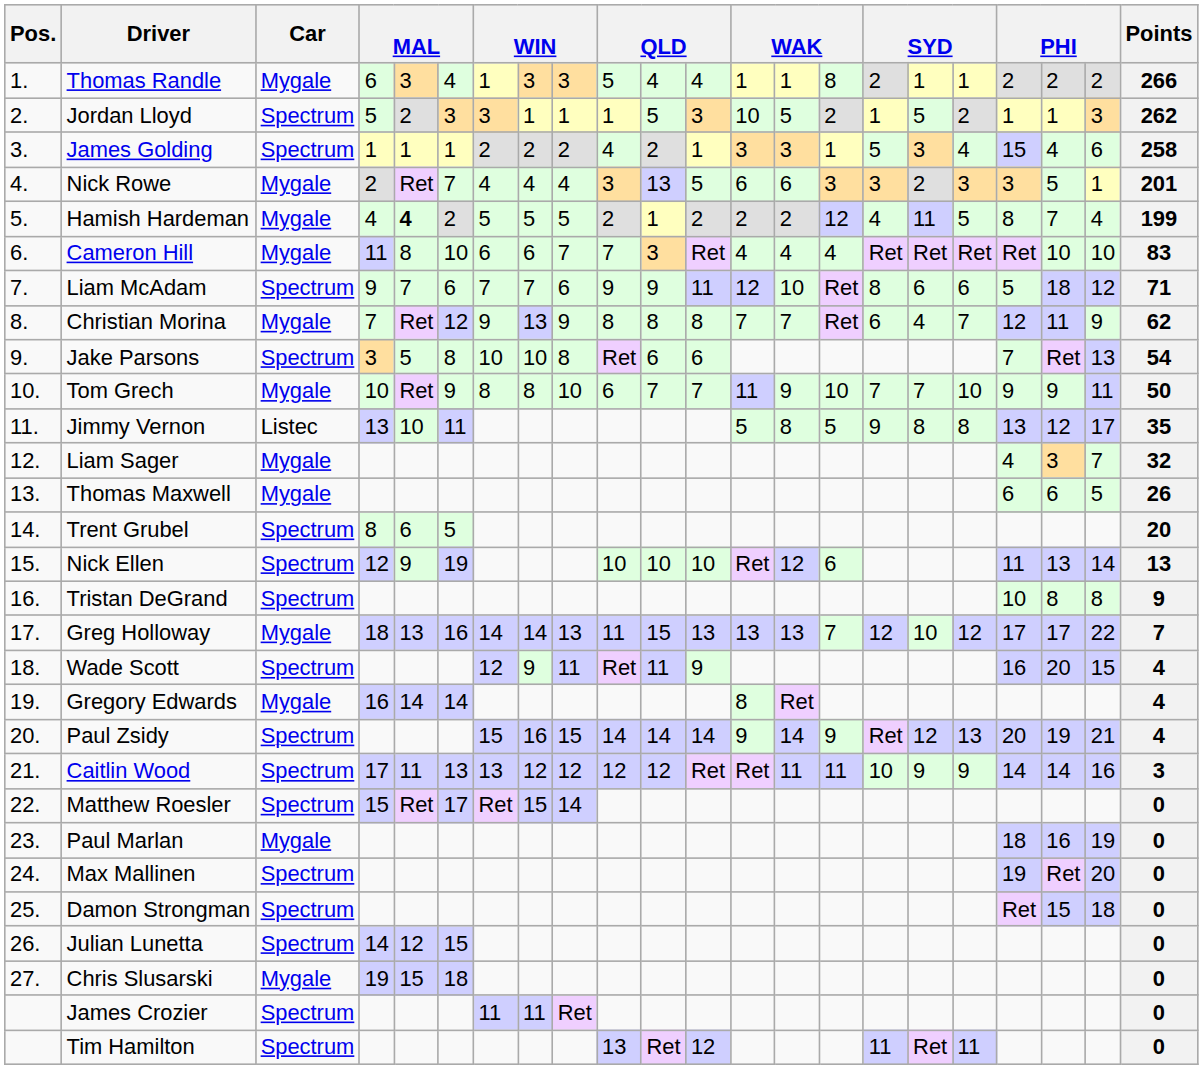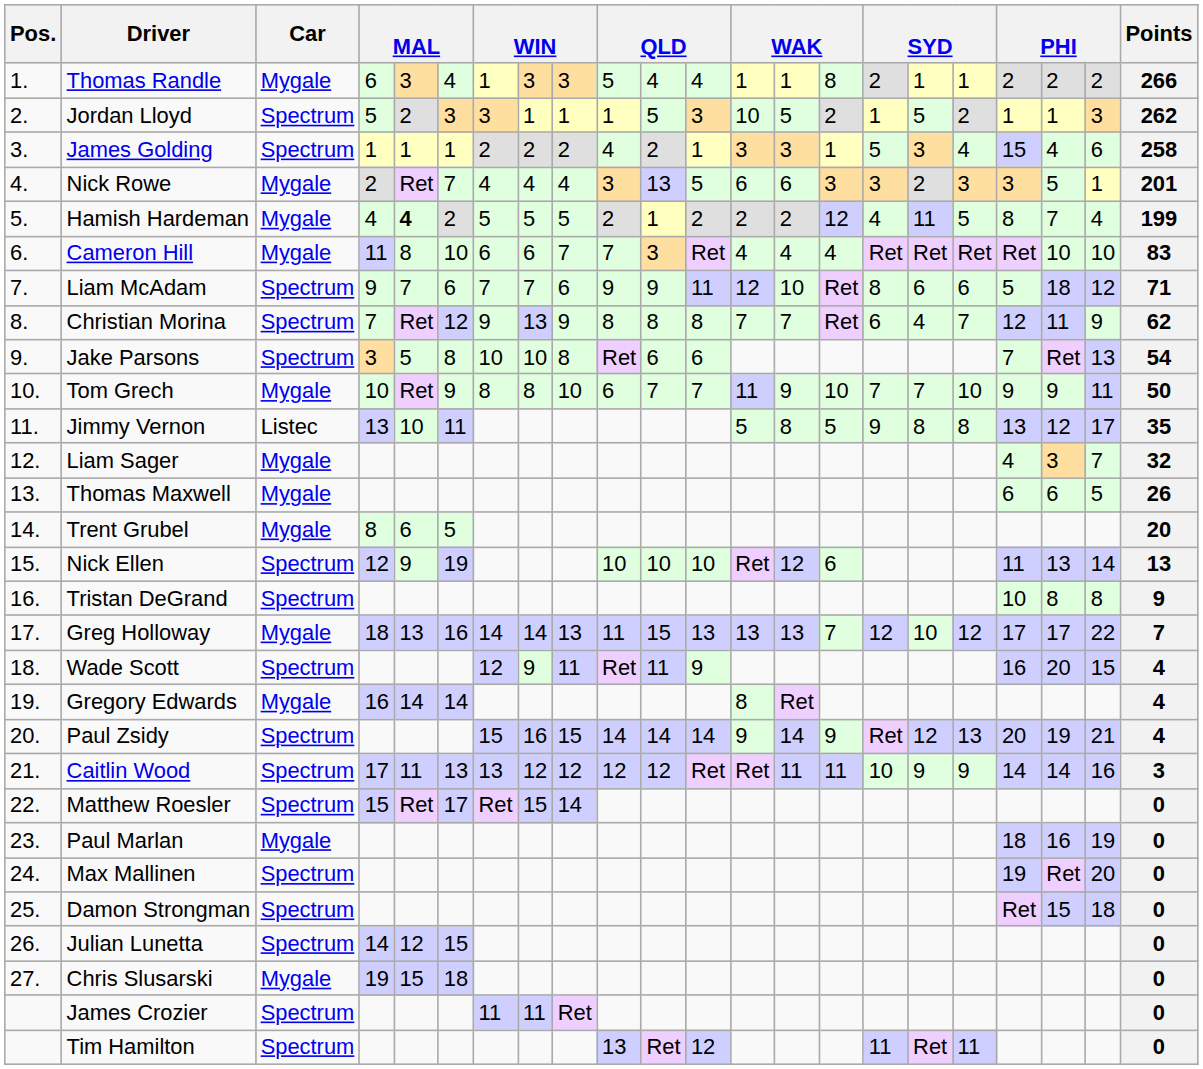(296, 322) Mygale -> (307, 322) Spectrum
(307, 529) Spectrum -> (296, 529) Mygale
